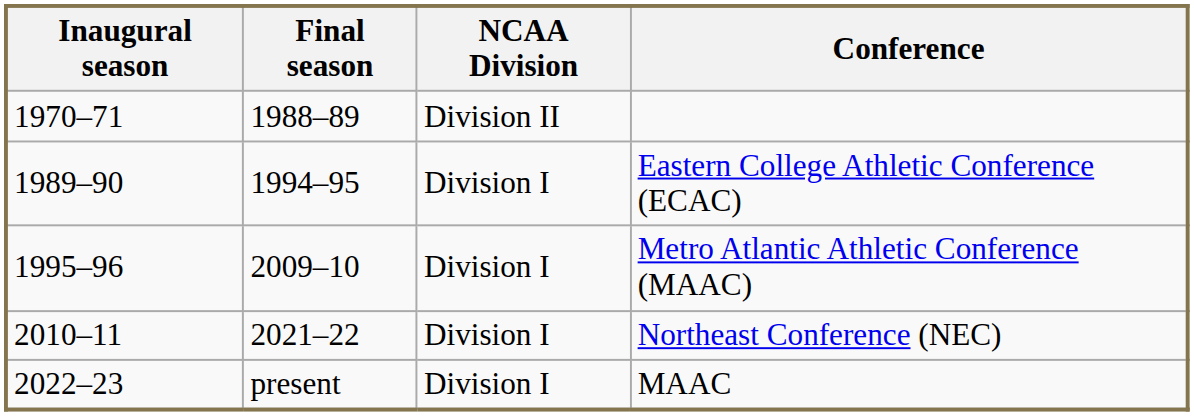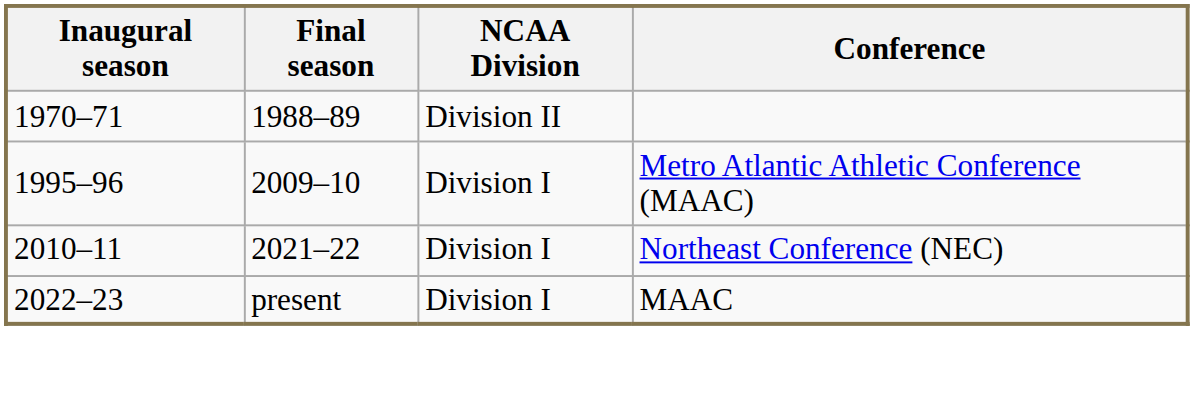- row: (69, 182)
